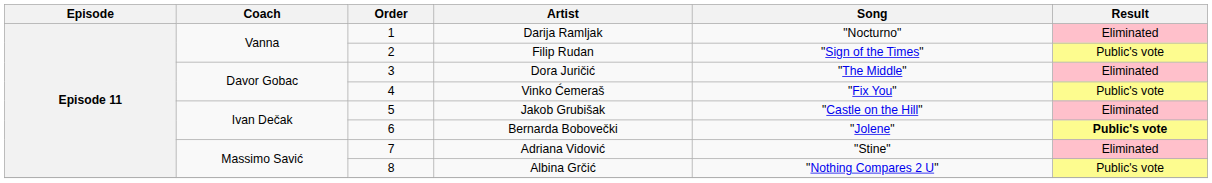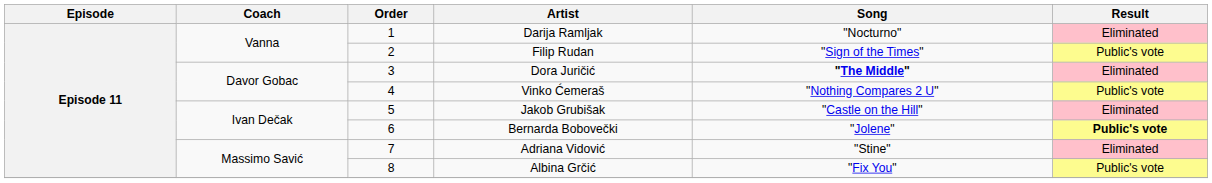(872, 71) normal -> (872, 71) bold
(872, 91) "Fix You" -> (872, 91) "Nothing Compares 2 U"
(872, 168) "Nothing Compares 2 U" -> (872, 168) "Fix You"
